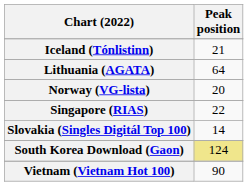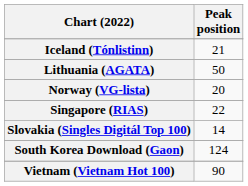(218, 69) 64 -> (218, 69) 50
(218, 150) khaki background -> (218, 150) no background
